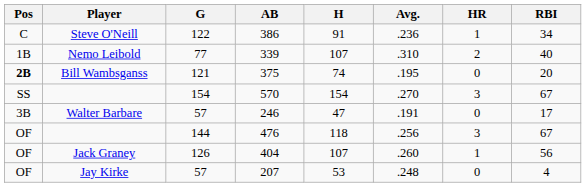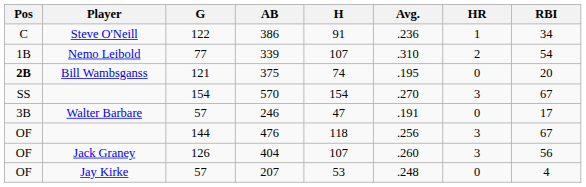(546, 53) 40 -> (546, 53) 54
(477, 152) 1 -> (477, 152) 3
